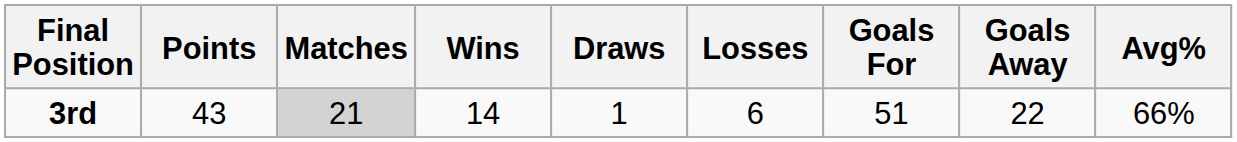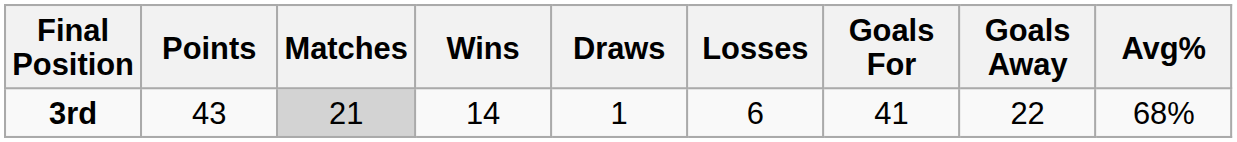(891, 113) 51 -> (891, 113) 41
(1164, 113) 66% -> (1164, 113) 68%
